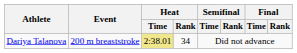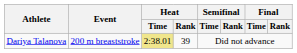(185, 41) 34 -> (185, 41) 39
